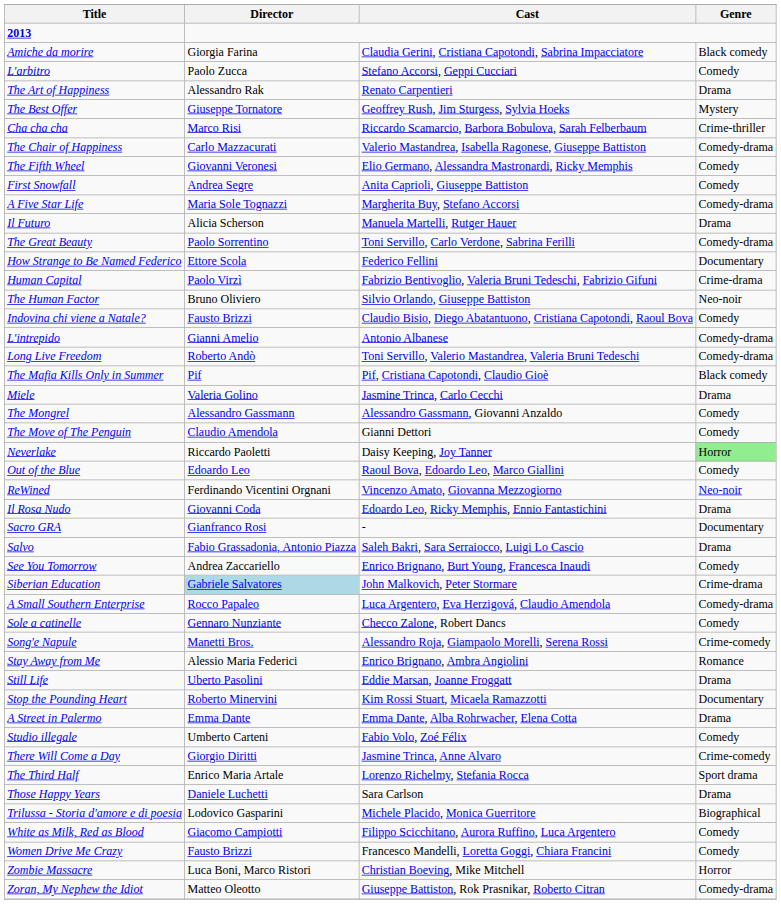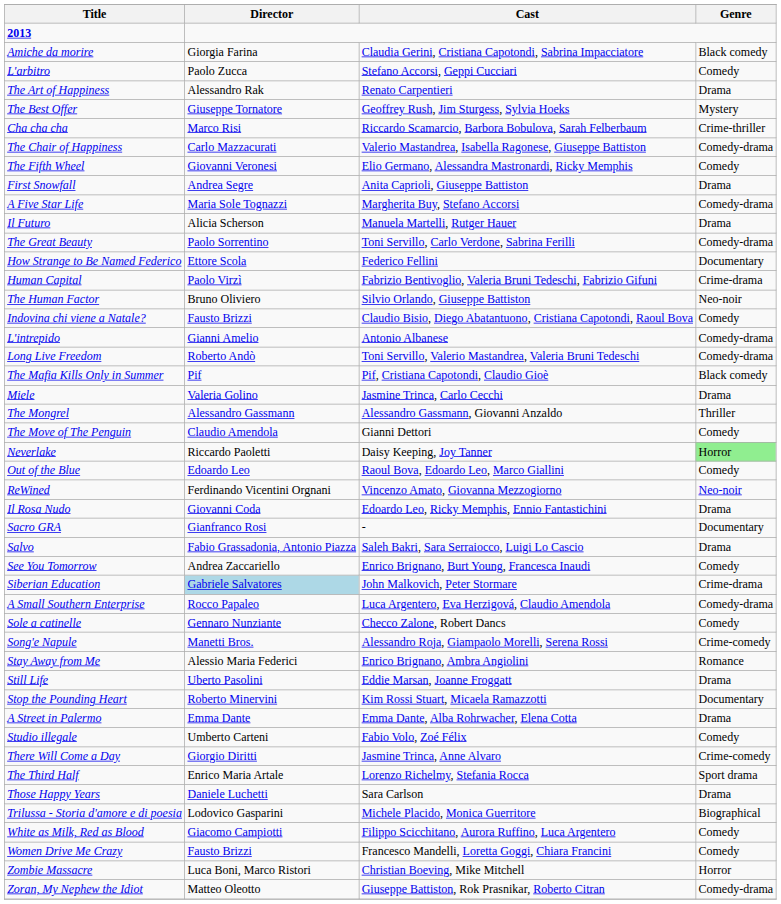(719, 185) Comedy -> (715, 185) Drama
(719, 413) Comedy -> (717, 413) Thriller
